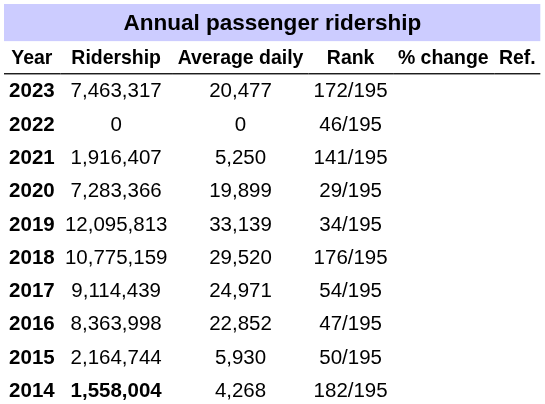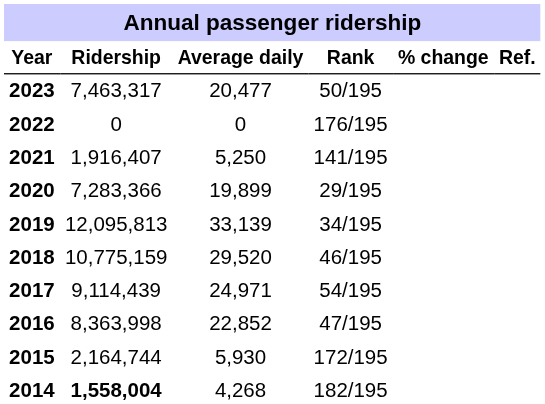(351, 90) 172/195 -> (351, 90) 50/195
(351, 124) 46/195 -> (351, 124) 176/195
(351, 257) 176/195 -> (351, 257) 46/195
(351, 357) 50/195 -> (351, 357) 172/195
